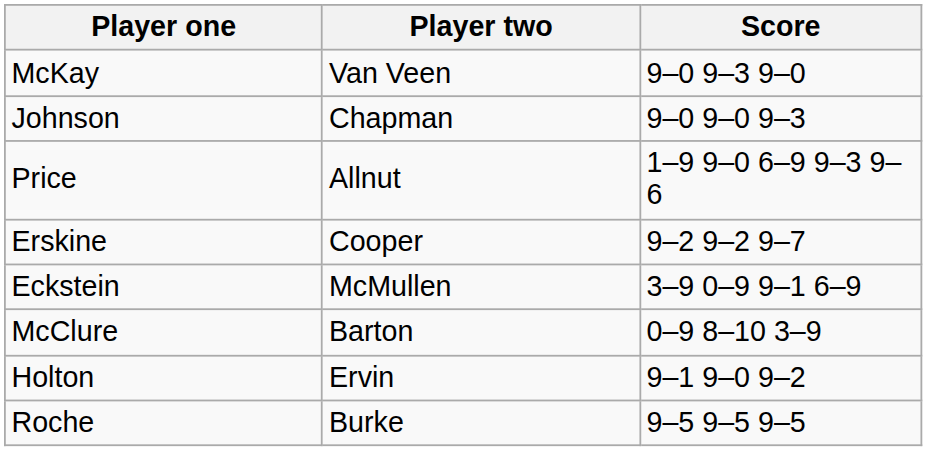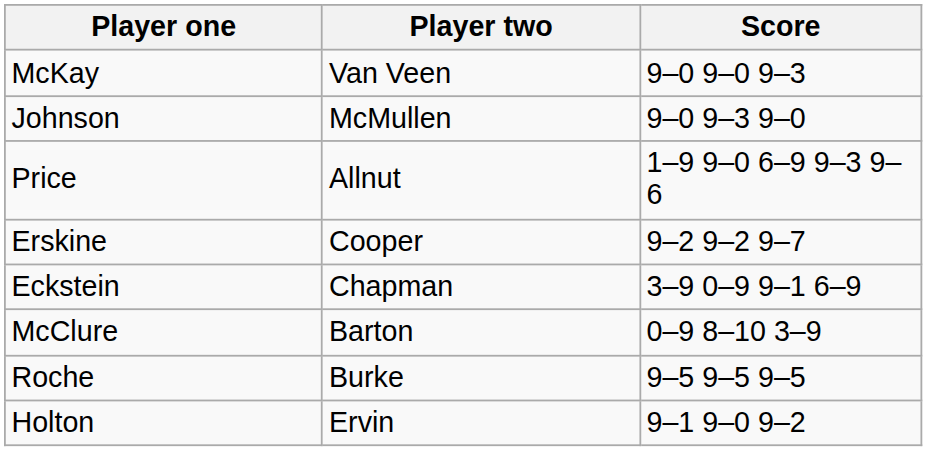(726, 72) 9–0 9–3 9–0 -> (726, 72) 9–0 9–0 9–3
(391, 118) Chapman -> (390, 118) McMullen
(726, 118) 9–0 9–0 9–3 -> (726, 118) 9–0 9–3 9–0
(390, 286) McMullen -> (391, 286) Chapman
rows swapped: (53, 377) <-> (53, 422)
